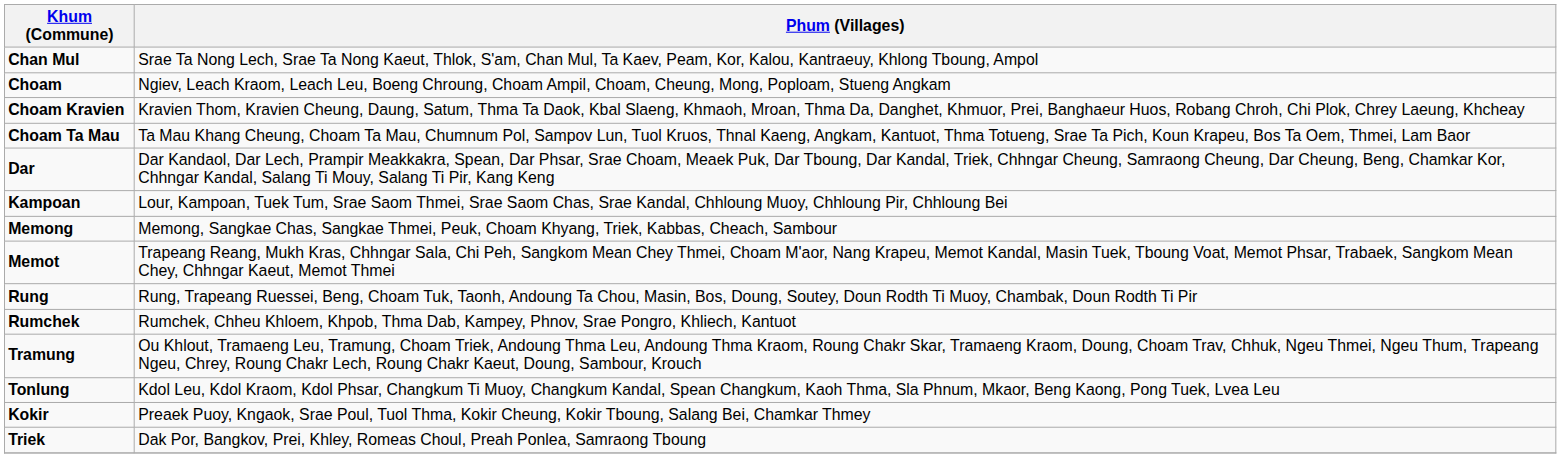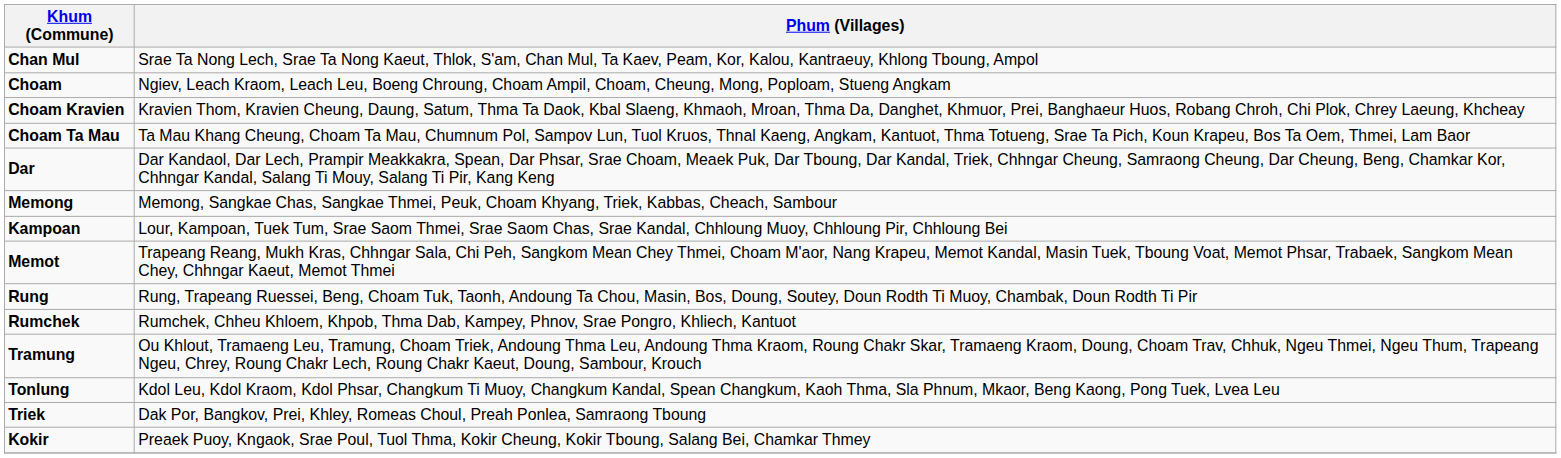rows swapped: (44, 203) <-> (41, 228)
rows swapped: (27, 440) <-> (28, 414)
